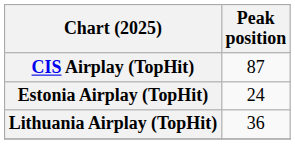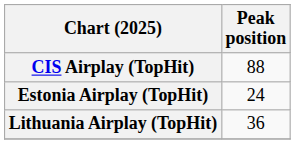(256, 67) 87 -> (256, 67) 88
